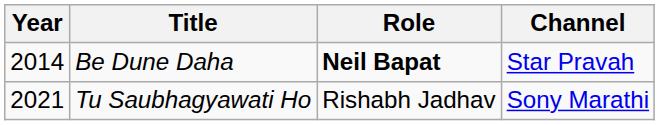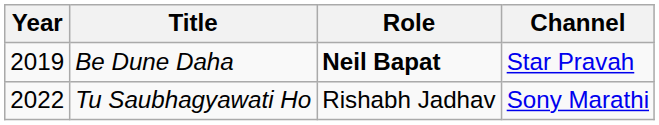(37, 61) 2014 -> (37, 61) 2019
(37, 100) 2021 -> (37, 100) 2022
